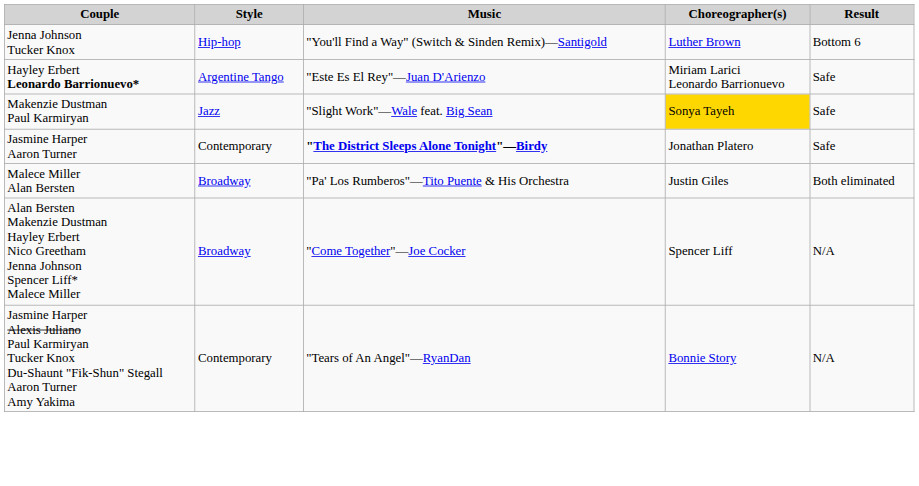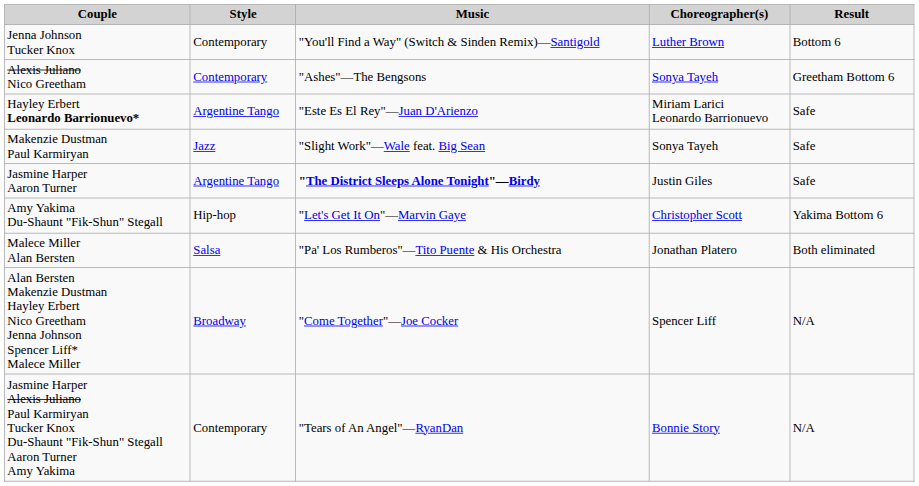(219, 42) Hip-hop -> (230, 42) Contemporary
+ row: (47, 76)
(701, 111) gold background -> (685, 146) no background
(235, 146) Contemporary -> (236, 180) Argentine Tango
(711, 146) Jonathan Platero -> (682, 180) Justin Giles
+ row: (85, 215)
(224, 180) Broadway -> (207, 250) Salsa
(698, 180) Justin Giles -> (694, 250) Jonathan Platero
